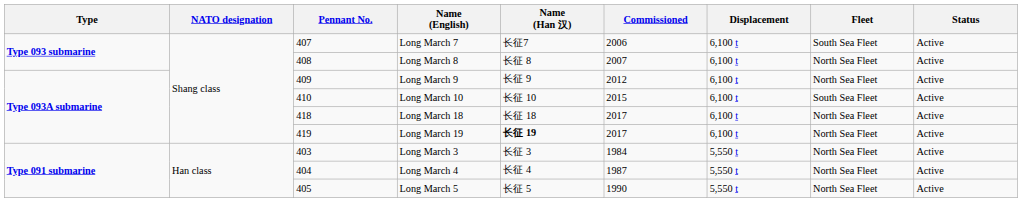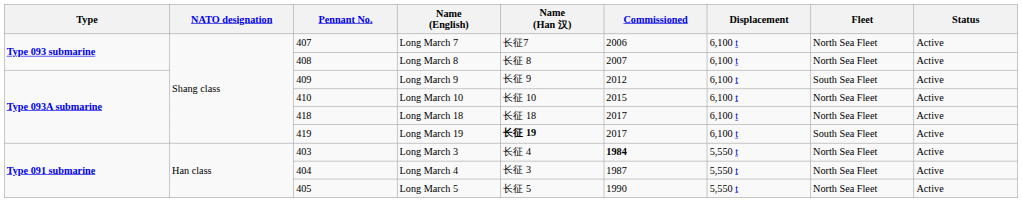(845, 43) South Sea Fleet -> (845, 43) North Sea Fleet
(845, 79) North Sea Fleet -> (845, 79) South Sea Fleet
(845, 97) South Sea Fleet -> (845, 97) North Sea Fleet
(845, 134) North Sea Fleet -> (845, 134) South Sea Fleet
(517, 151) 长征 3 -> (517, 151) 长征 4
(617, 152) normal -> (617, 152) bold
(517, 170) 长征 4 -> (517, 170) 长征 3
